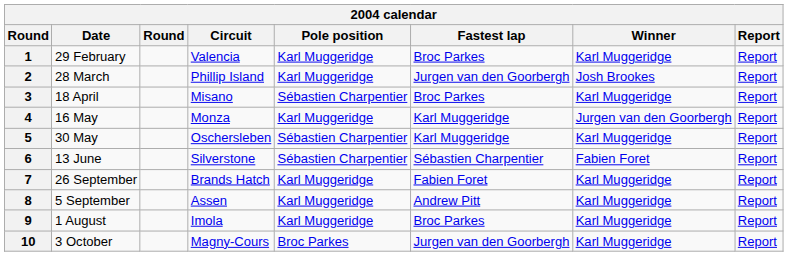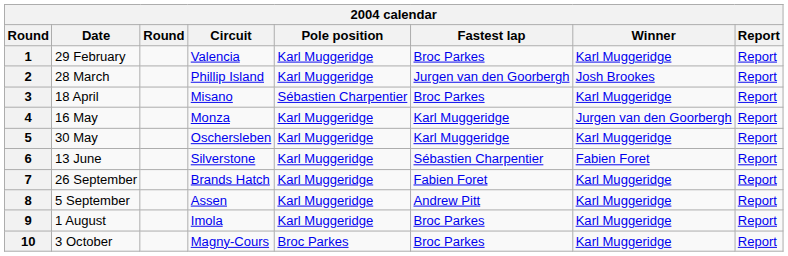(342, 138) Sébastien Charpentier -> (325, 138) Karl Muggeridge
(342, 158) Sébastien Charpentier -> (325, 158) Karl Muggeridge
(491, 241) Jurgen van den Goorbergh -> (449, 241) Broc Parkes
